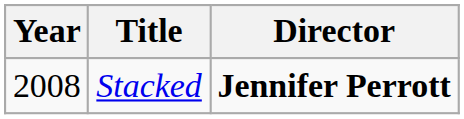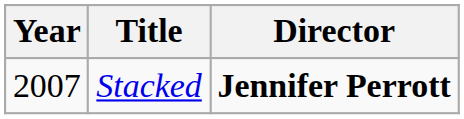(47, 85) 2008 -> (47, 85) 2007
